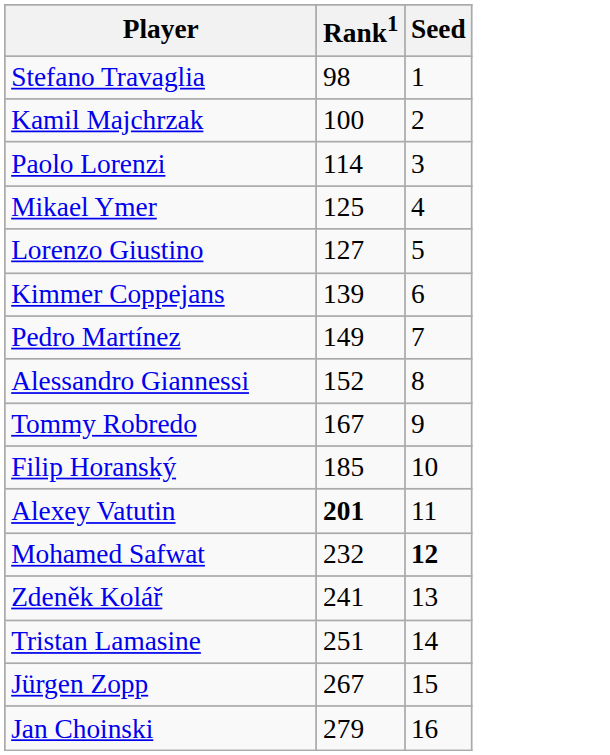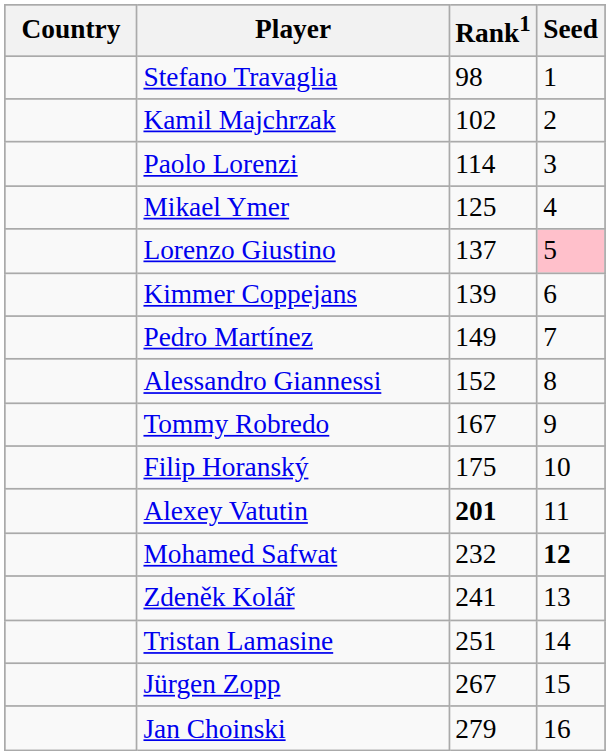+ column: (71, 29)
(344, 120) 100 -> (476, 120) 102
(344, 250) 127 -> (476, 250) 137
(418, 250) no background -> (550, 250) pink background
(344, 467) 185 -> (476, 467) 175
